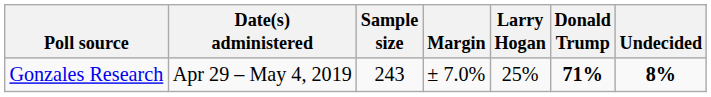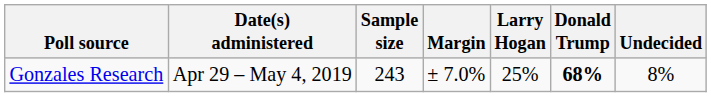(583, 74) 71% -> (583, 74) 68%
(661, 74) bold -> (661, 74) normal
